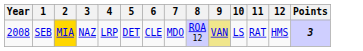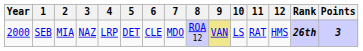+ column: (305, 13)
(18, 34) 2008 -> (18, 34) 2000
(65, 34) gold background -> (65, 34) no background
